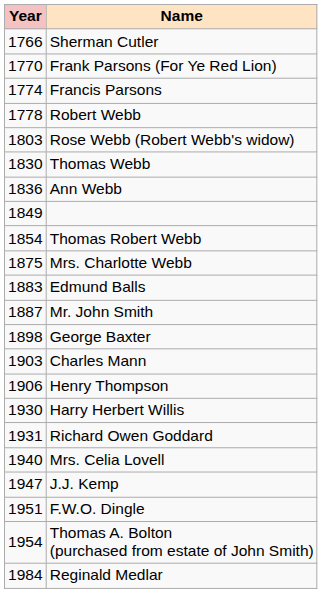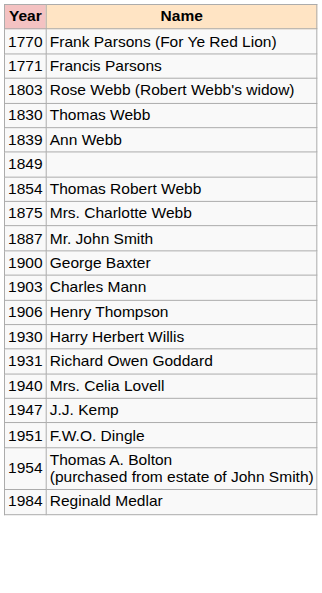- row: (104, 41)
(25, 90) 1774 -> (25, 66) 1771
- row: (95, 115)
(25, 189) 1836 -> (25, 139) 1839
- row: (98, 287)
(25, 336) 1898 -> (25, 262) 1900
